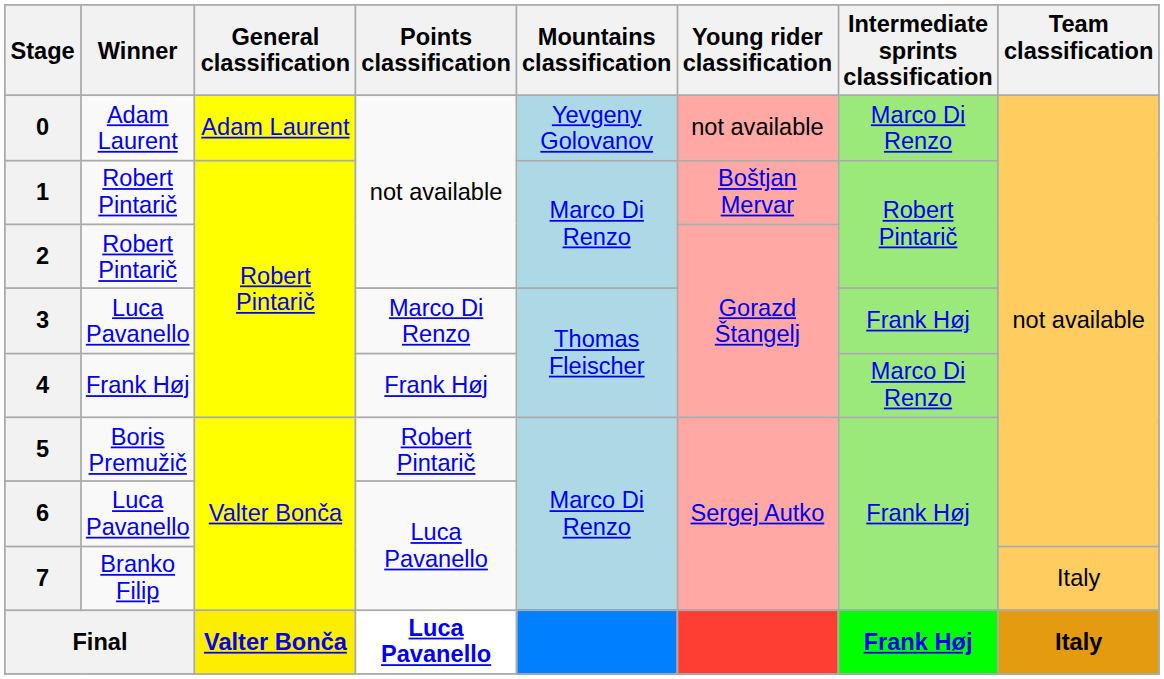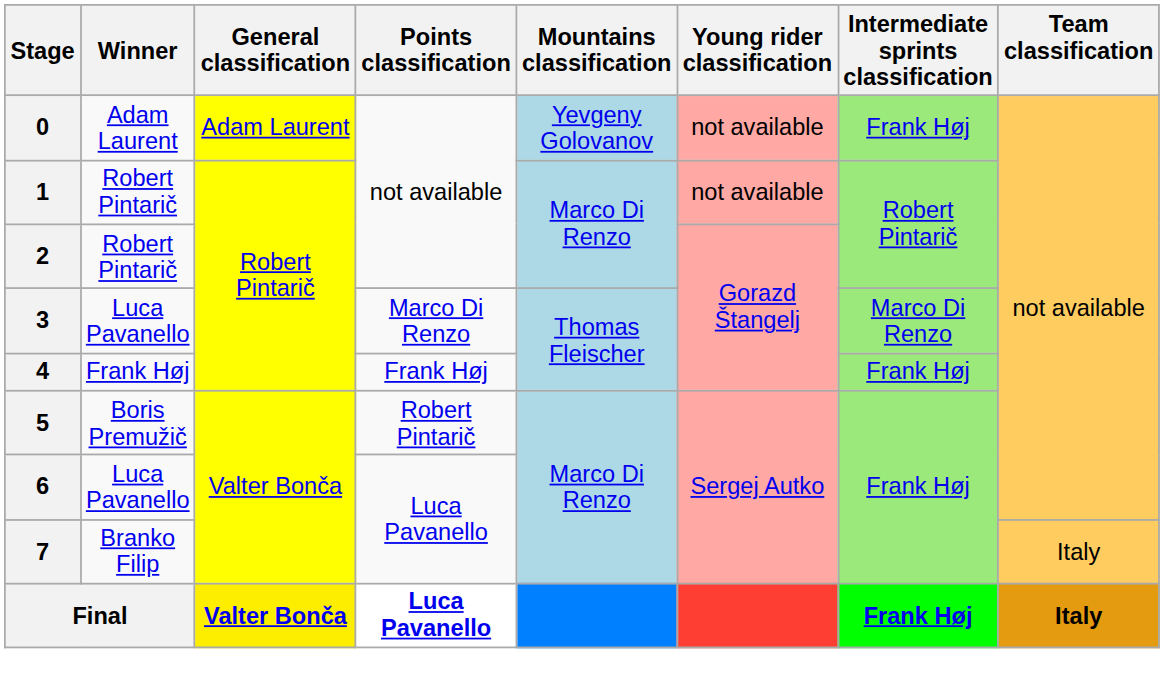(918, 128) Marco Di Renzo -> (918, 128) Frank Høj
(757, 192) Boštjan Mervar -> (757, 192) not available
(918, 321) Frank Høj -> (918, 321) Marco Di Renzo
(918, 385) Marco Di Renzo -> (918, 372) Frank Høj
